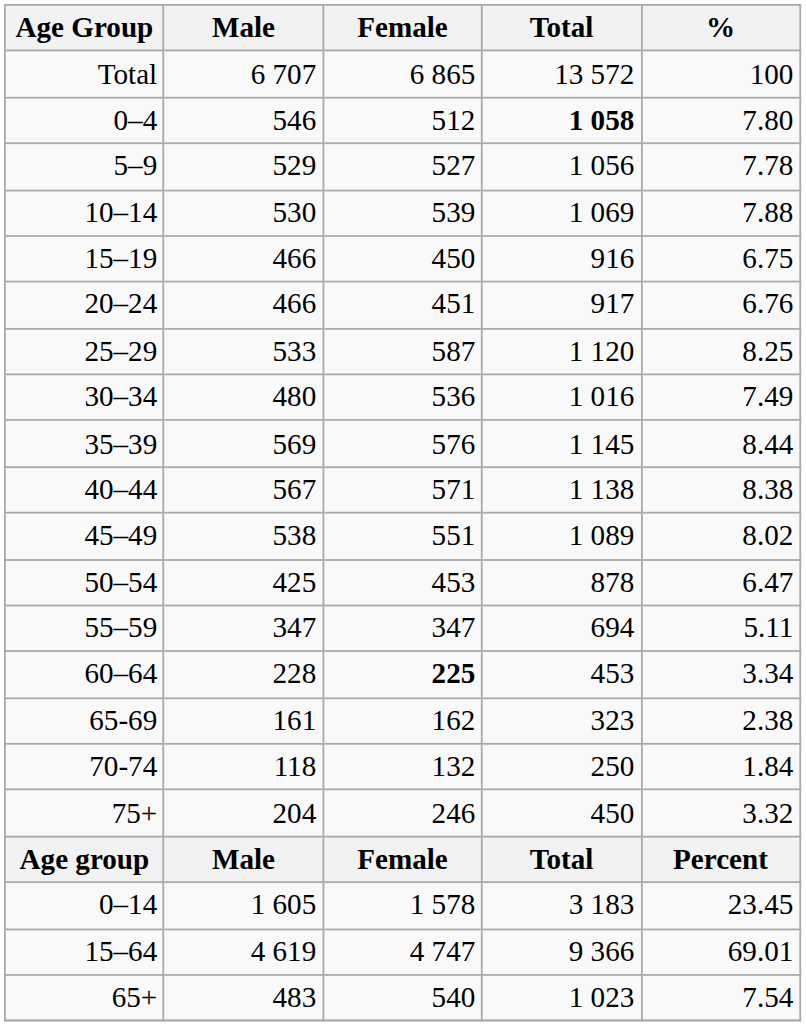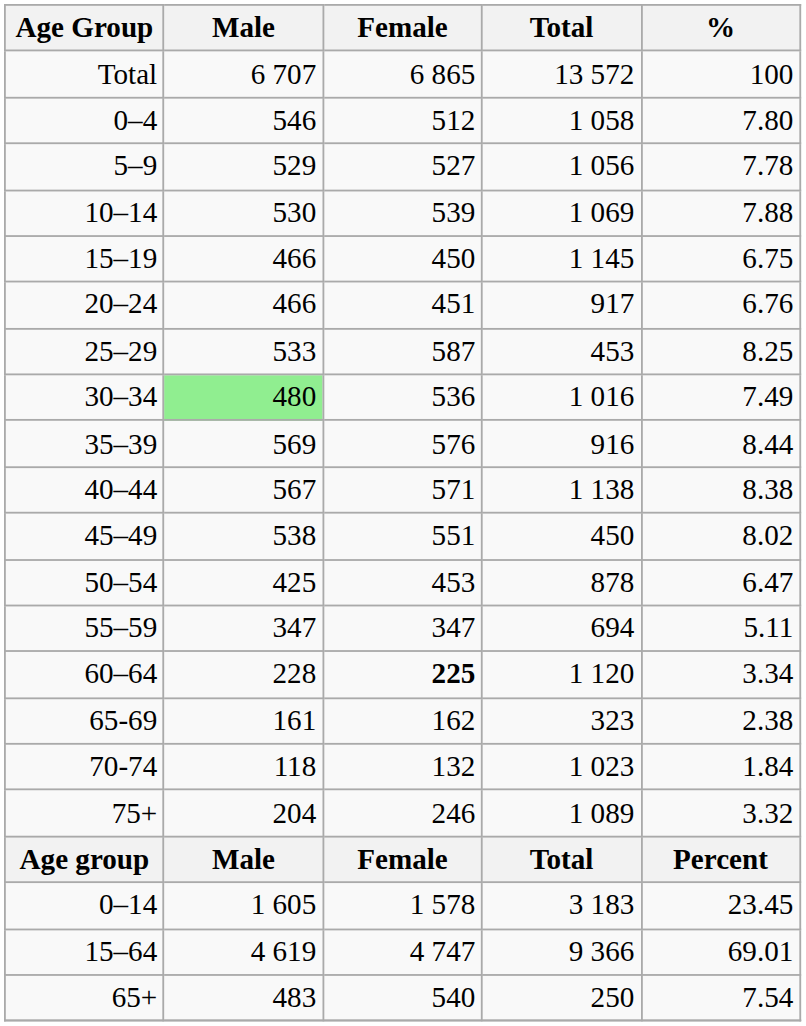(602, 119) bold -> (602, 119) normal
(612, 258) 916 -> (602, 258) 1 145
(602, 350) 1 120 -> (612, 350) 453
(294, 397) no background -> (294, 397) lightgreen background
(602, 443) 1 145 -> (612, 443) 916
(602, 535) 1 089 -> (612, 535) 450
(612, 674) 453 -> (602, 674) 1 120
(612, 766) 250 -> (602, 766) 1 023
(612, 812) 450 -> (602, 812) 1 089
(602, 997) 1 023 -> (612, 997) 250
